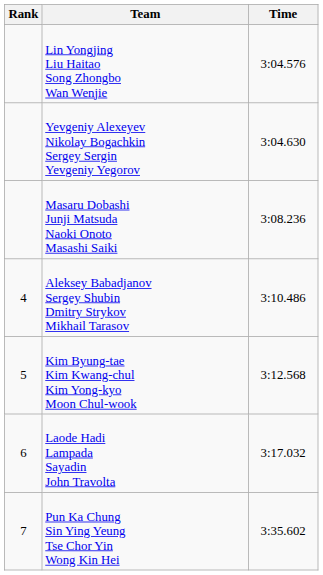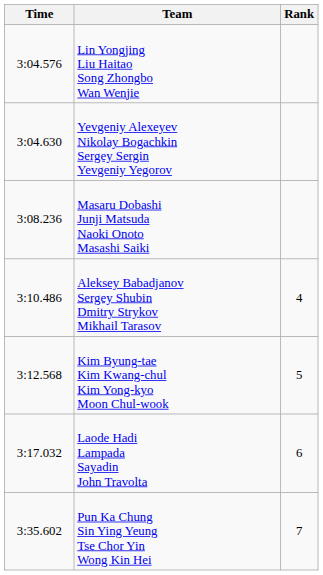columns swapped: (23, 14) <-> (283, 14)
